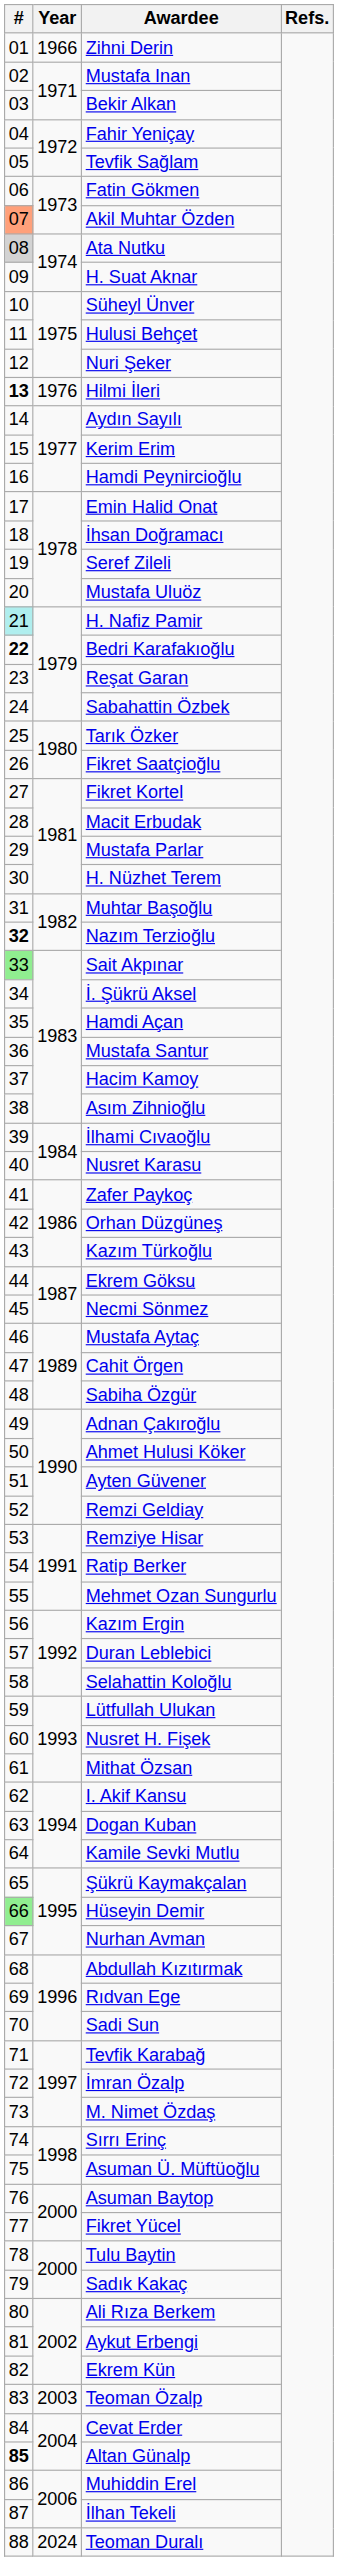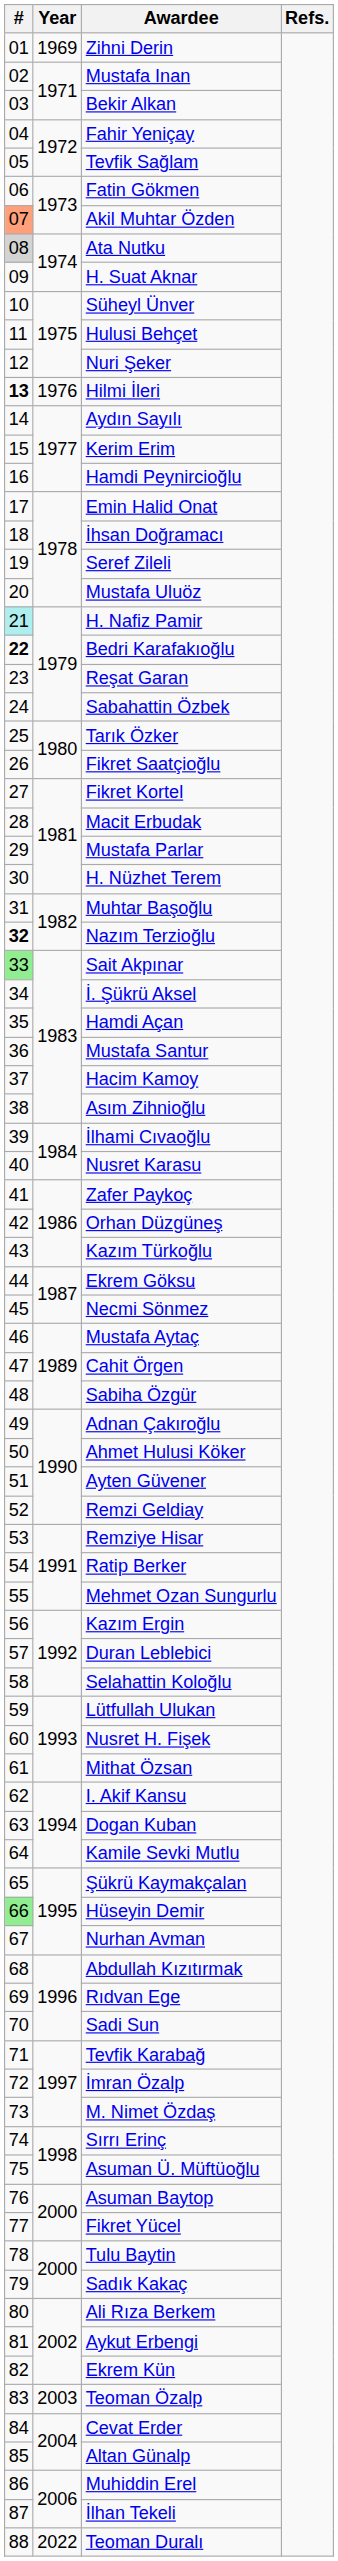(57, 47) 1966 -> (57, 47) 1969
(19, 2456) bold -> (19, 2456) normal
(57, 2542) 2024 -> (57, 2542) 2022
